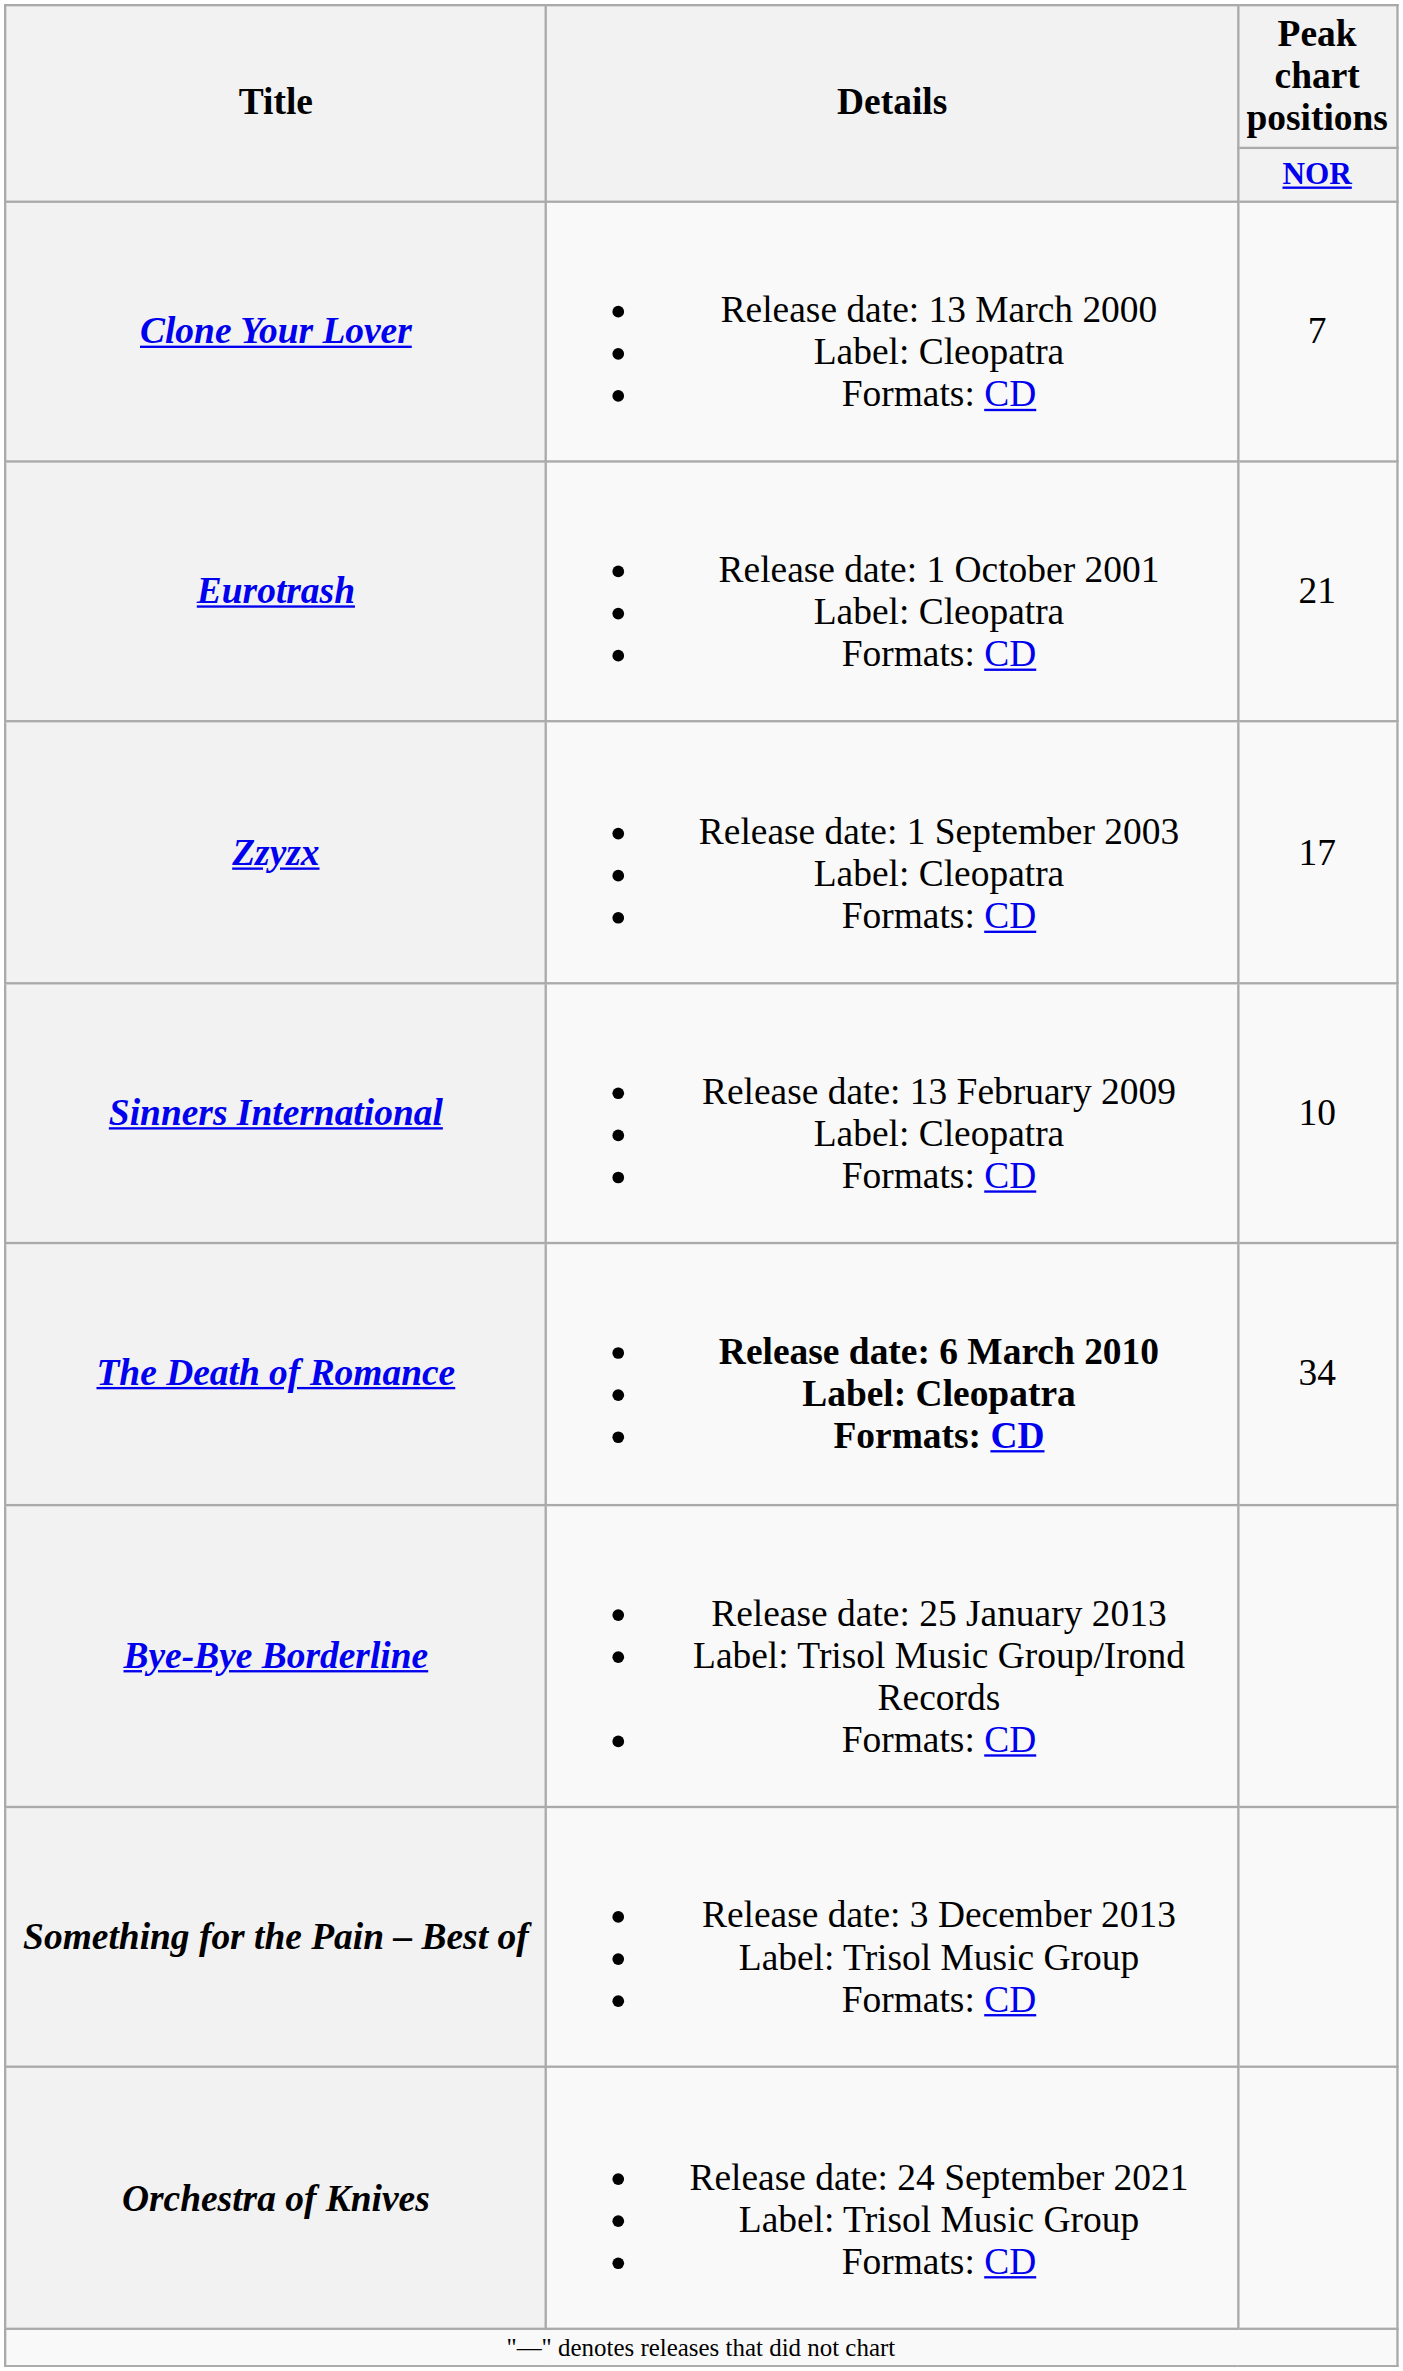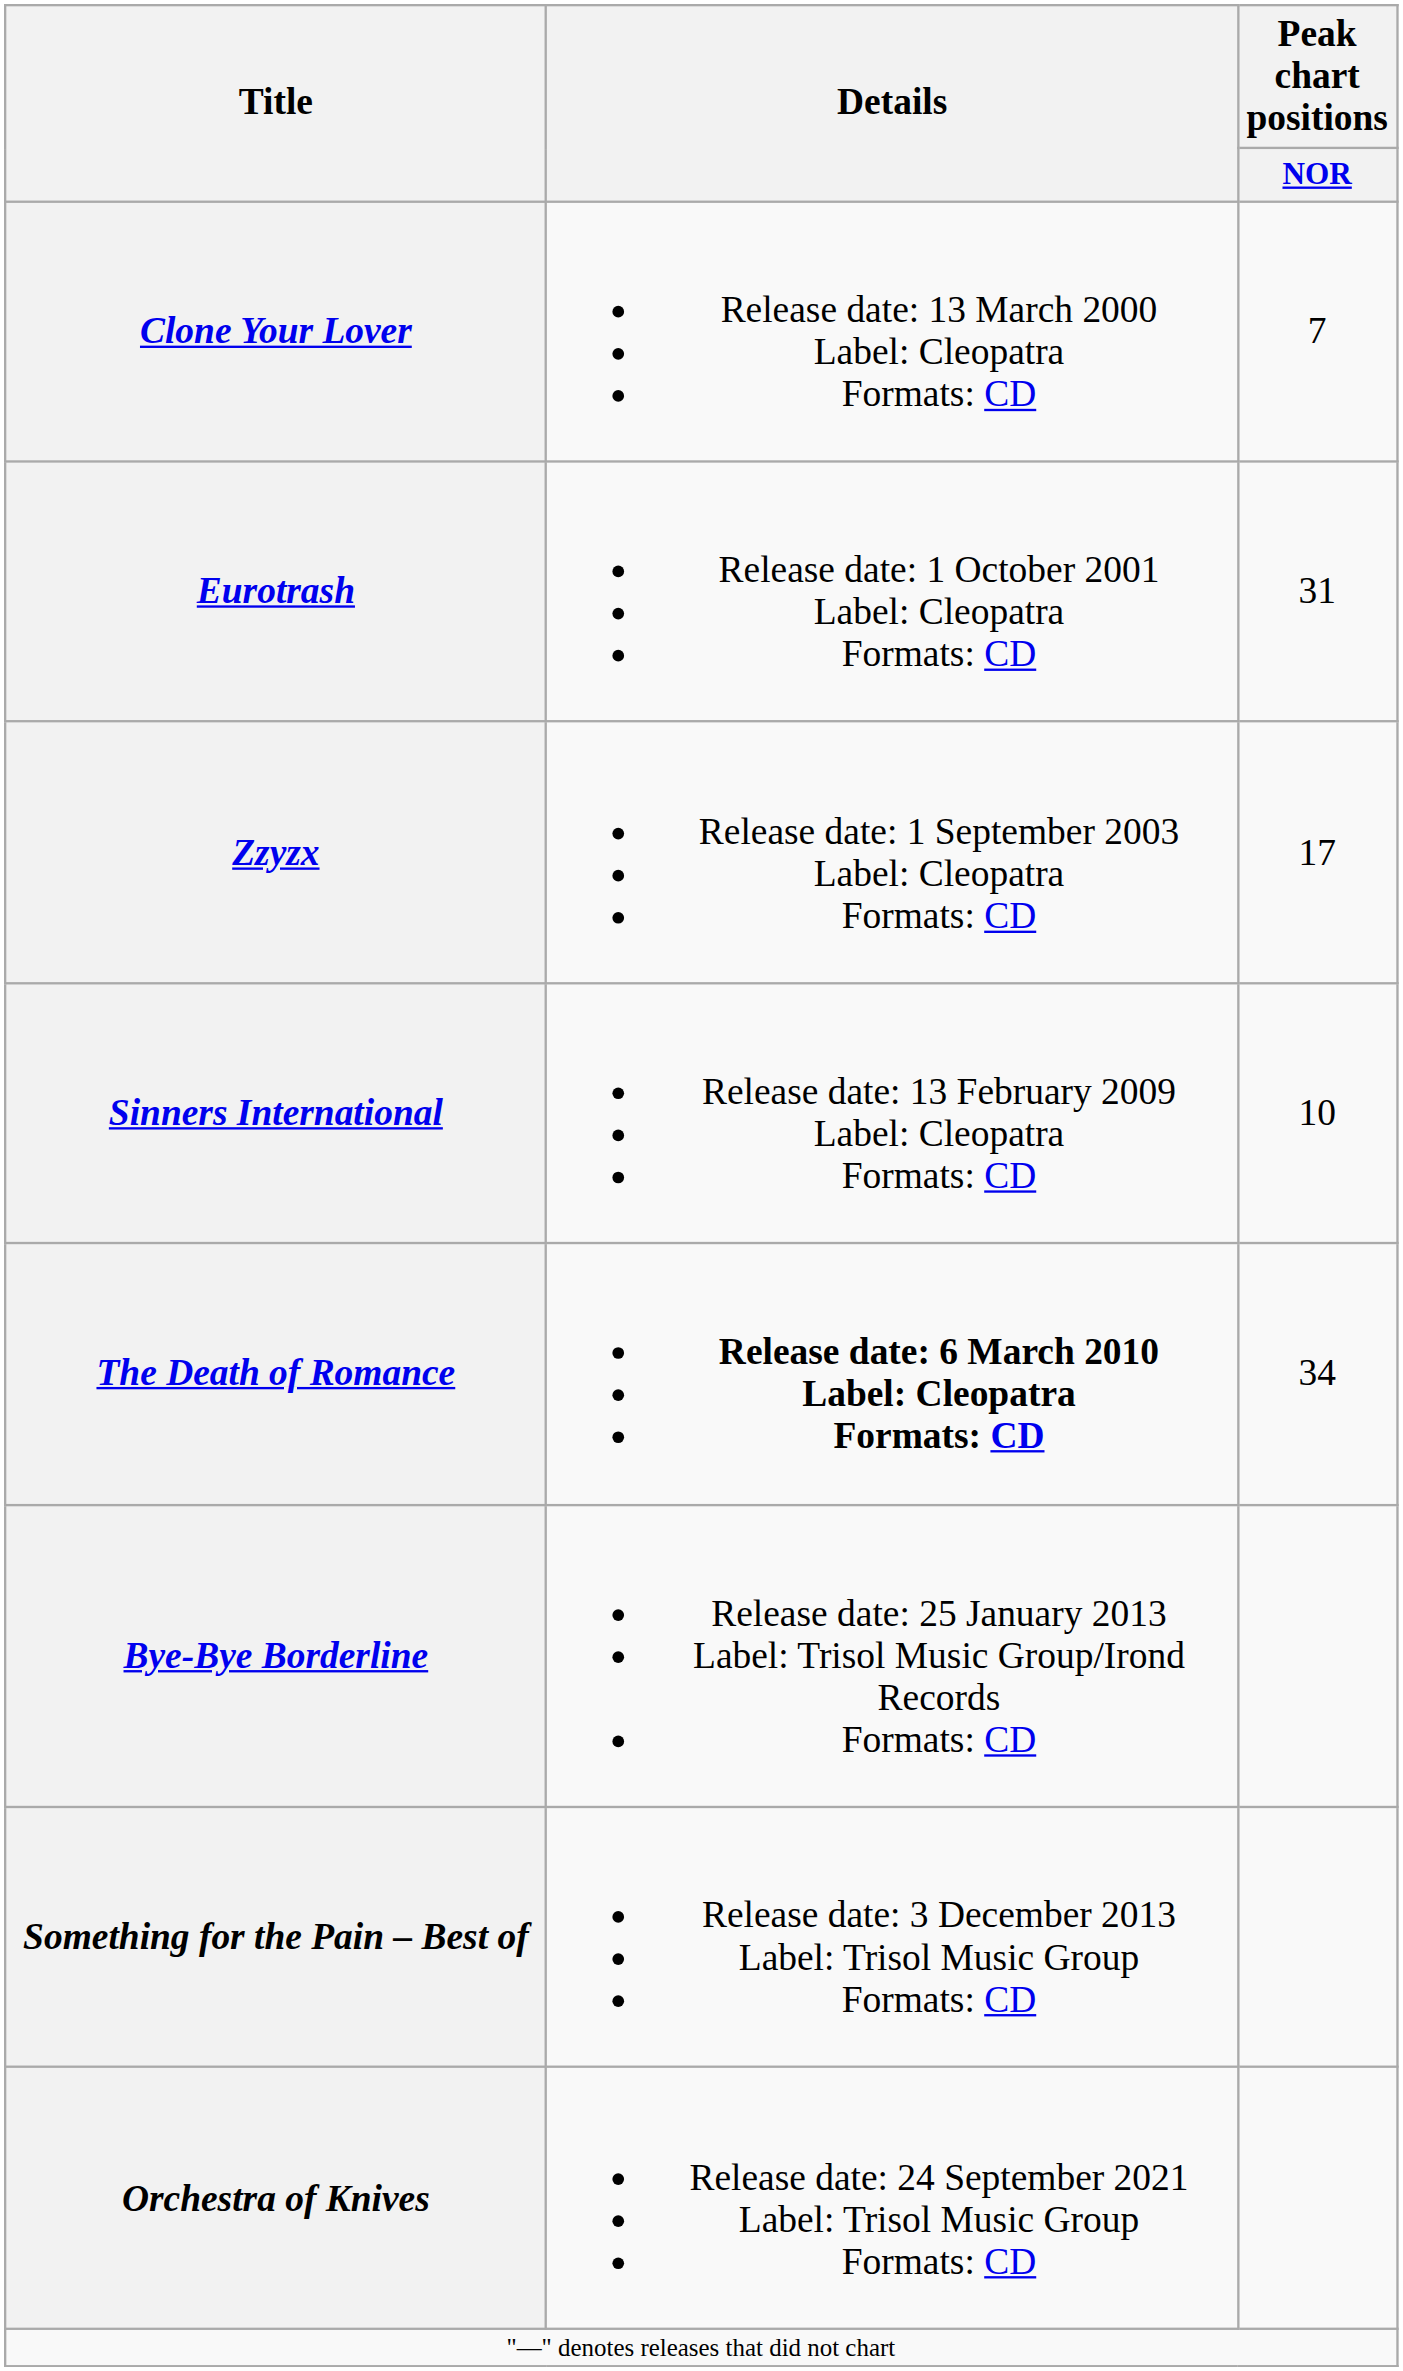(1317, 591) 21 -> (1317, 591) 31
